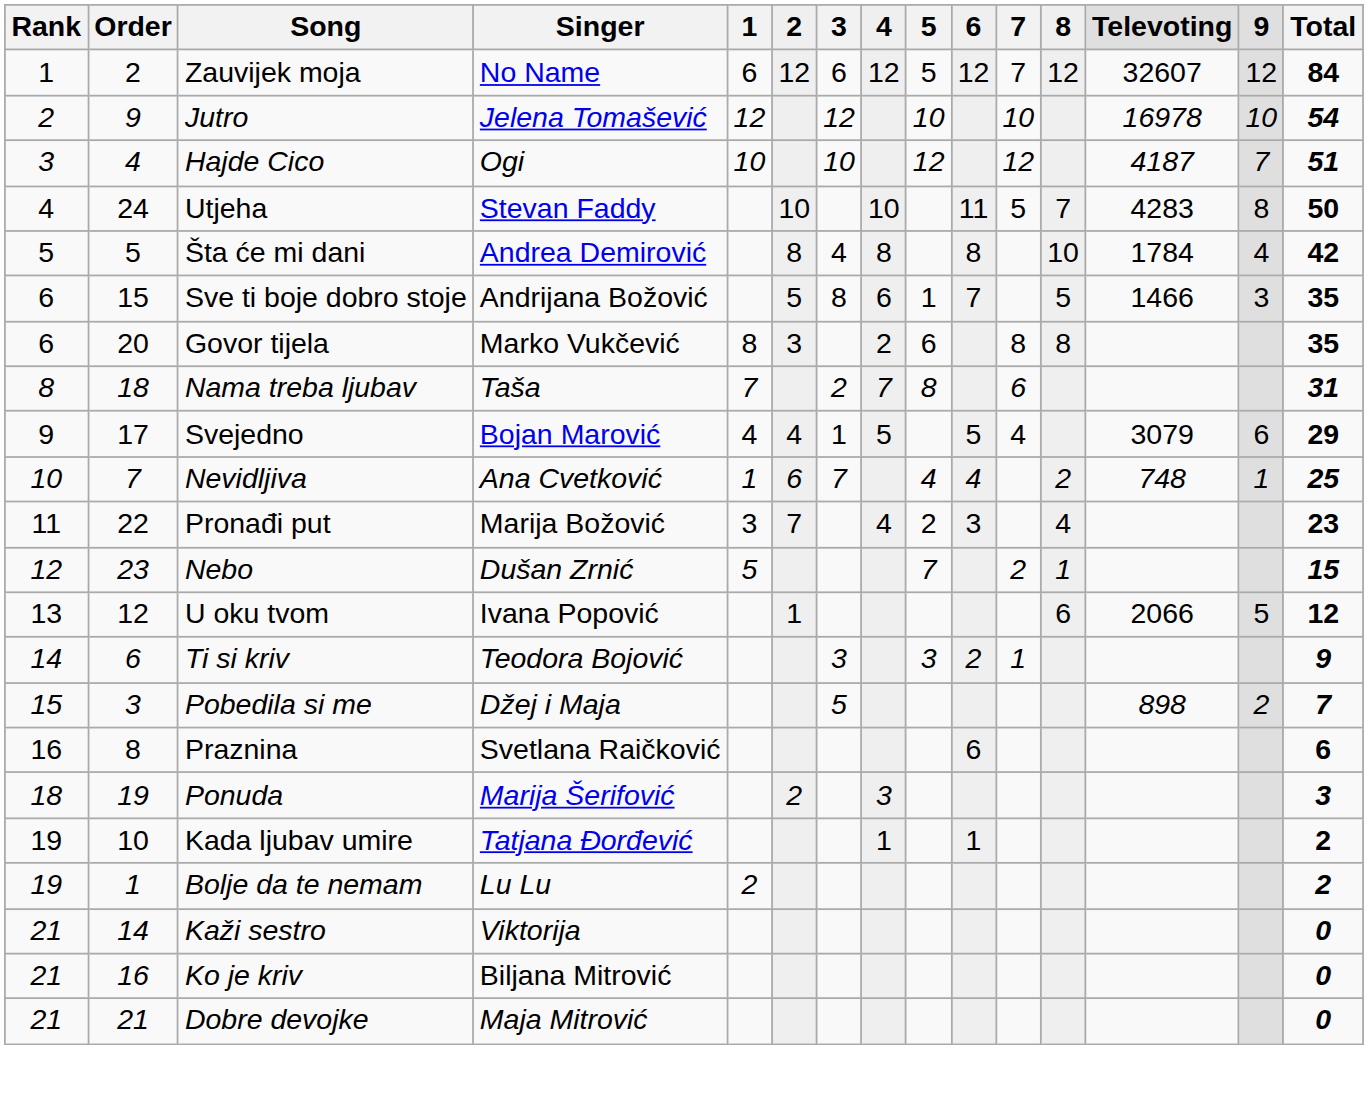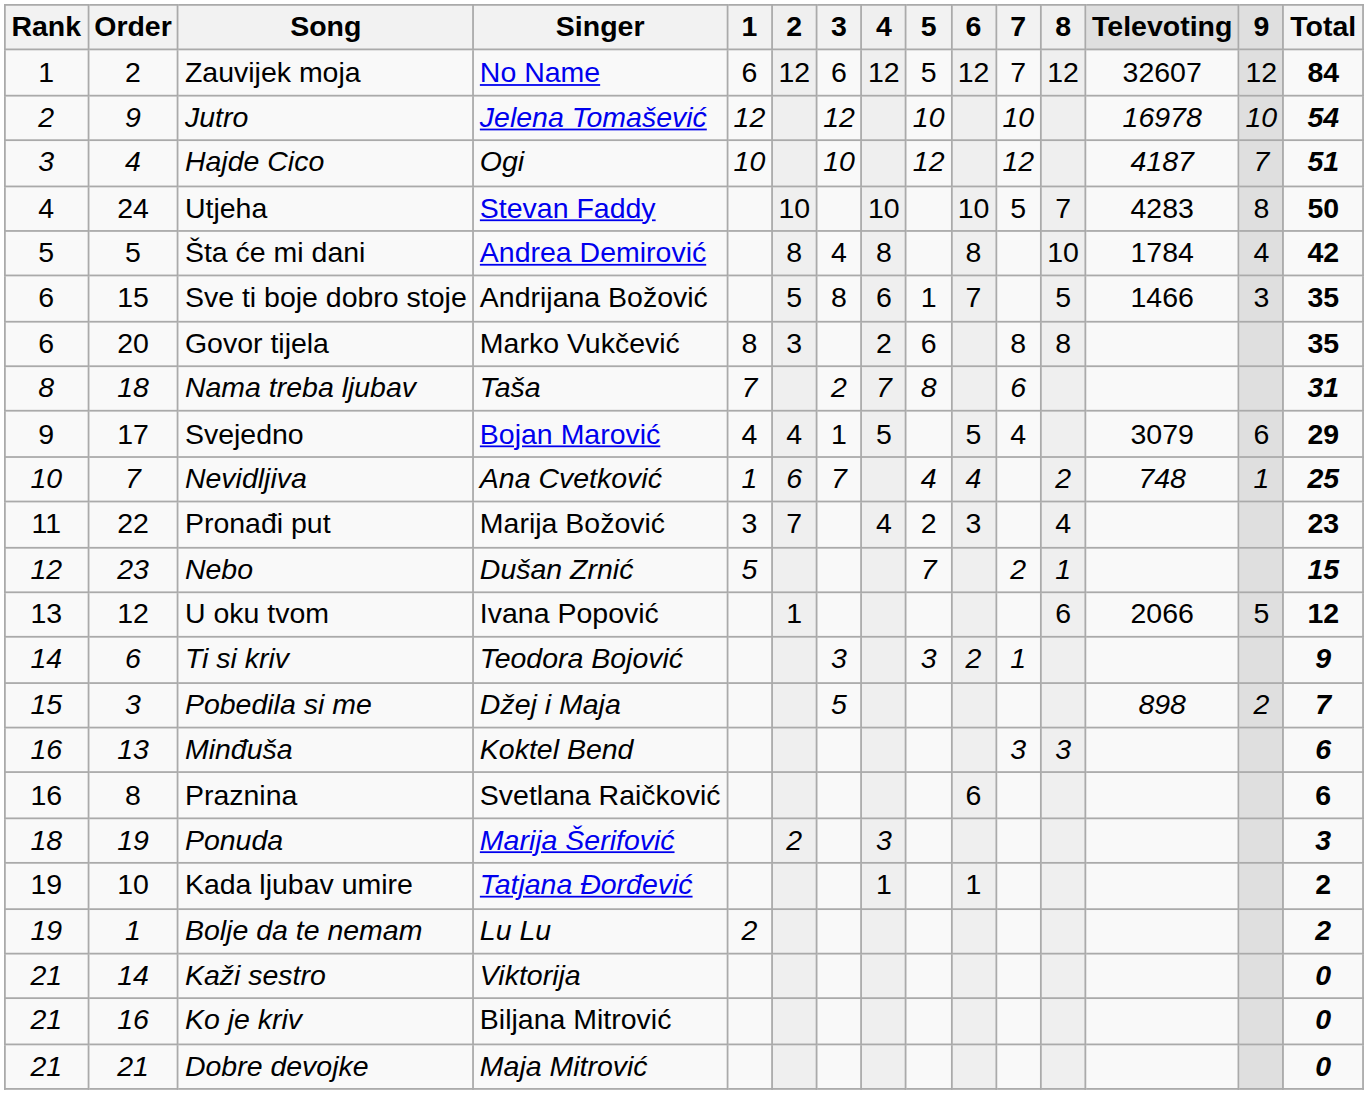(973, 207) 11 -> (973, 207) 10
+ row: (239, 749)
